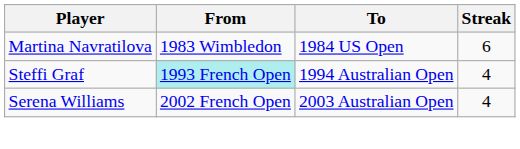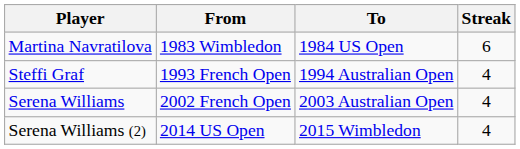(225, 74) paleturquoise background -> (225, 74) no background
+ row: (77, 130)
